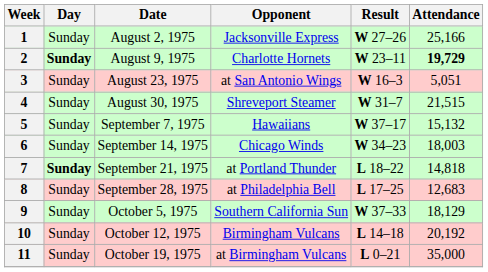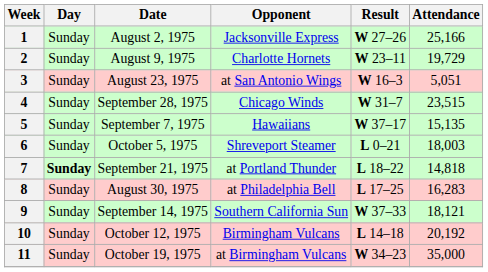(69, 59) bold -> (69, 59) normal
(446, 59) bold -> (446, 59) normal
(153, 102) August 30, 1975 -> (153, 102) September 28, 1975
(281, 102) Shreveport Steamer -> (281, 102) Chicago Winds
(446, 102) 21,515 -> (446, 102) 23,515
(446, 124) 15,132 -> (446, 124) 15,135
(153, 146) September 14, 1975 -> (153, 146) October 5, 1975
(281, 146) Chicago Winds -> (281, 146) Shreveport Steamer
(380, 146) W 34–23 -> (380, 146) L 0–21
(153, 189) September 28, 1975 -> (153, 189) August 30, 1975
(446, 189) 12,683 -> (446, 189) 16,283
(153, 211) October 5, 1975 -> (153, 211) September 14, 1975
(446, 211) 18,129 -> (446, 211) 18,121
(380, 255) L 0–21 -> (380, 255) W 34–23
